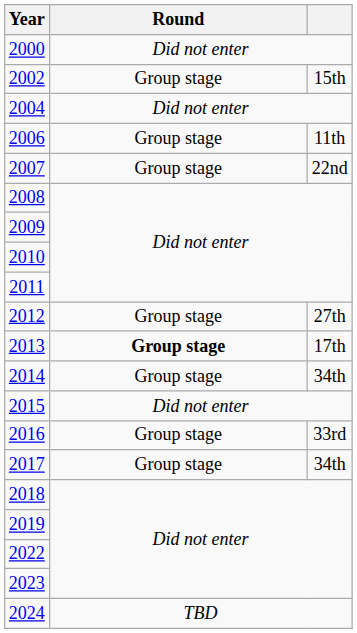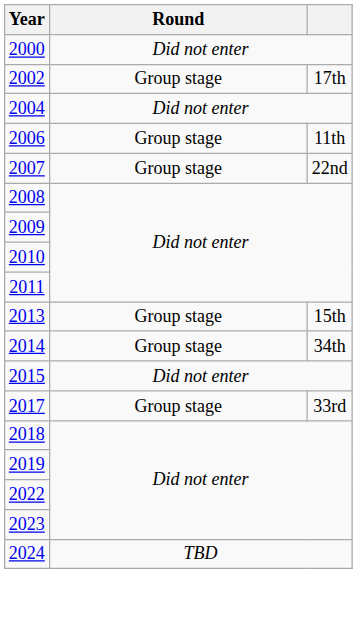(330, 79) 15th -> (330, 79) 17th
- row: (27, 316)
(178, 346) bold -> (178, 316) normal
(330, 346) 17th -> (330, 316) 15th
- row: (27, 435)
(330, 465) 34th -> (330, 405) 33rd
